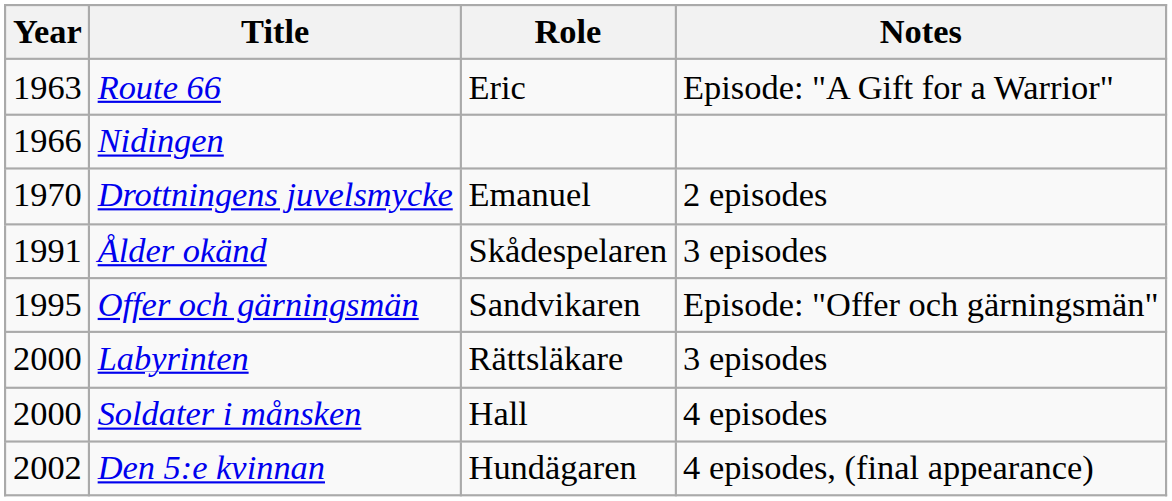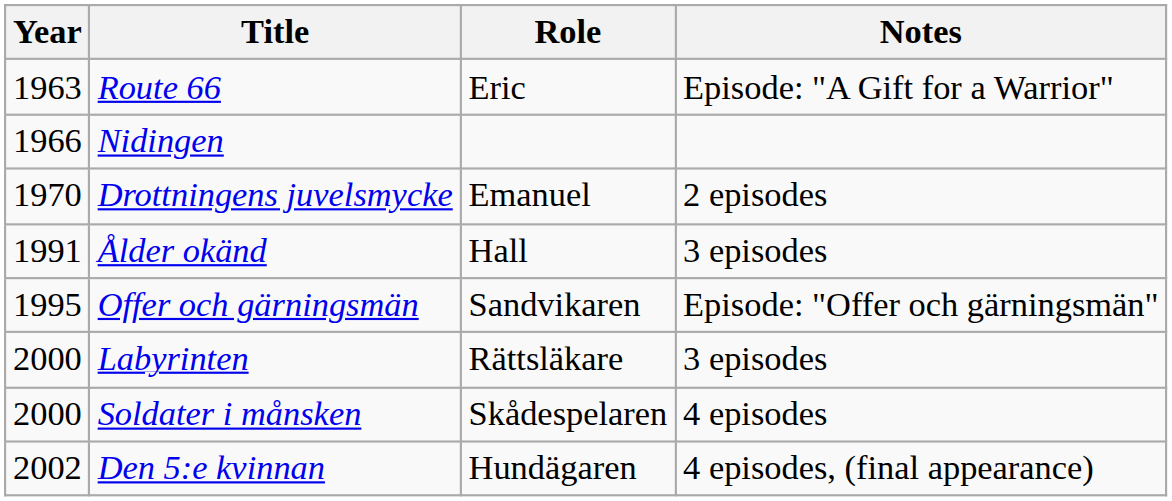(568, 250) Skådespelaren -> (498, 250) Hall
(498, 413) Hall -> (568, 413) Skådespelaren
